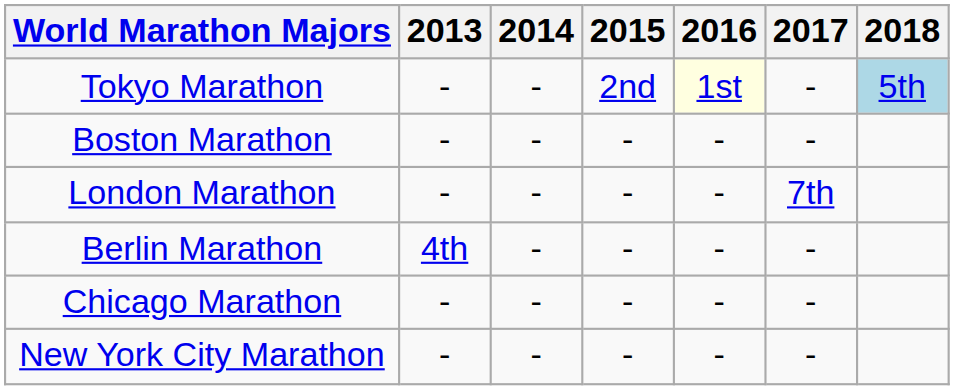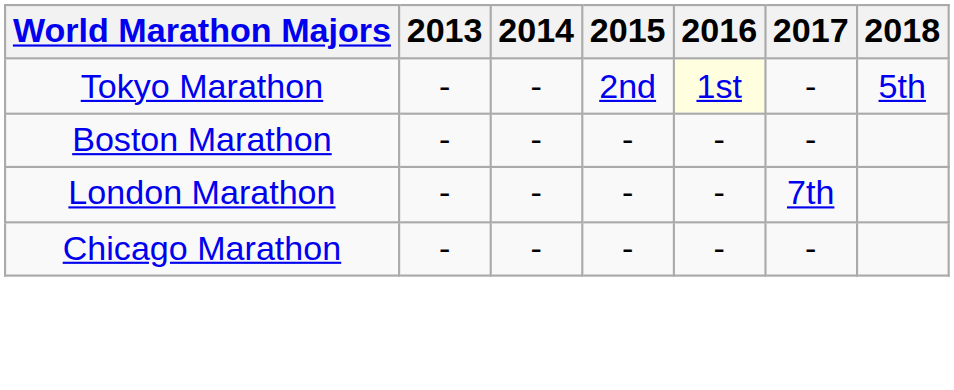(902, 85) lightblue background -> (902, 85) no background
- row: (202, 247)
- row: (202, 355)
